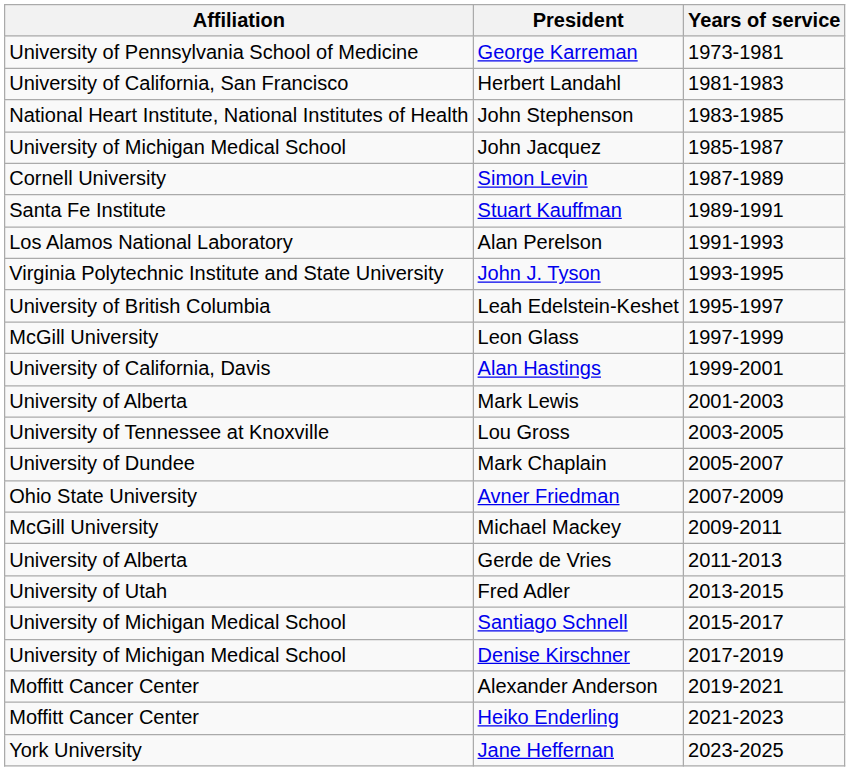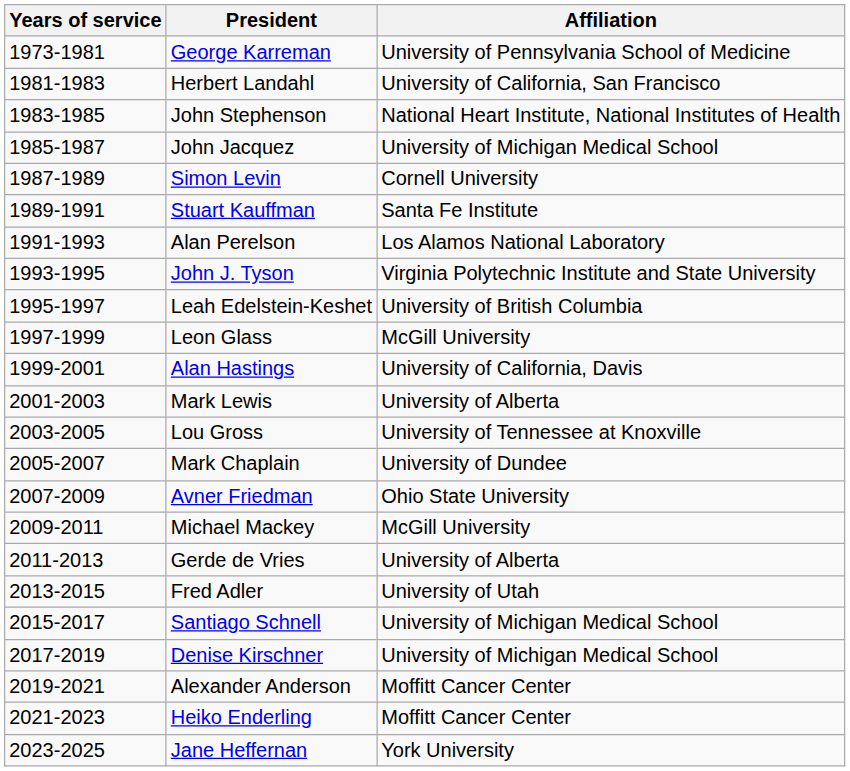columns swapped: (764, 20) <-> (239, 20)
